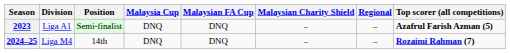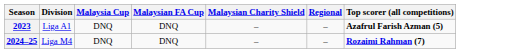- column: (99, 12)
